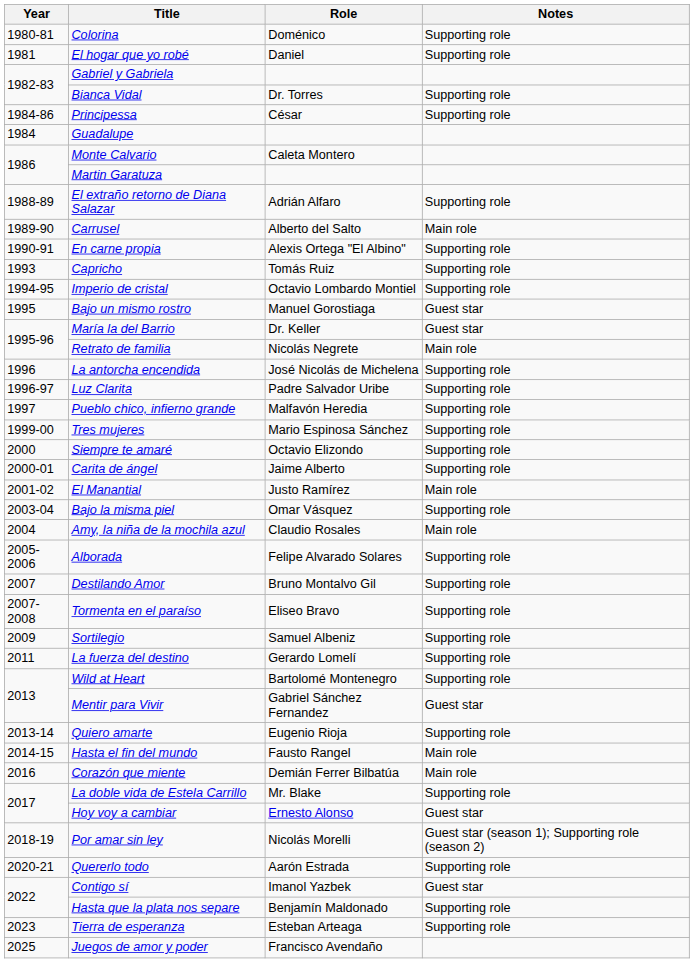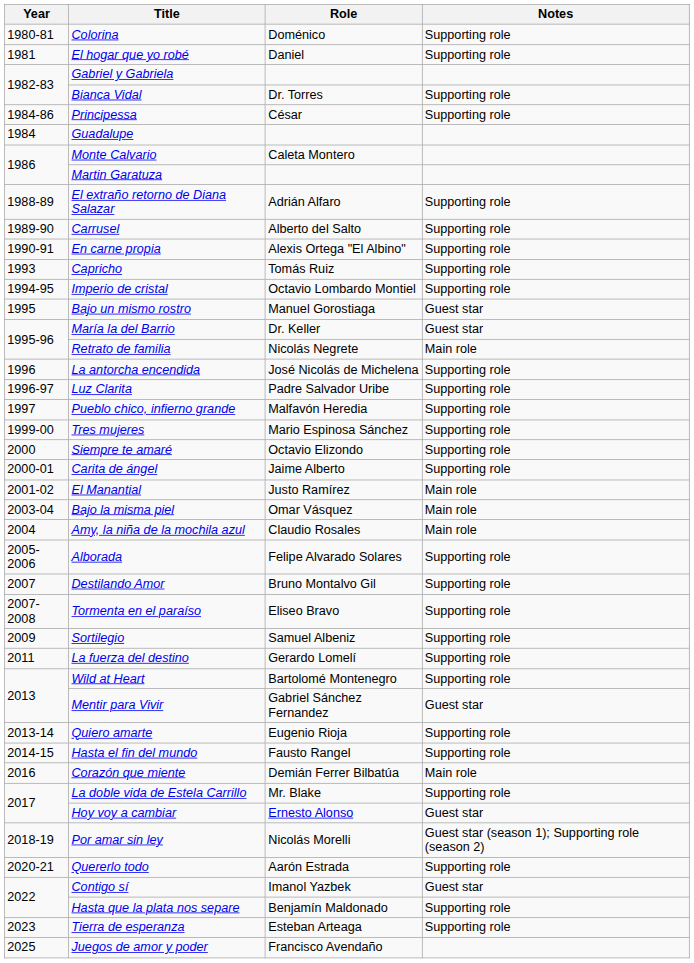(451, 229) Main role -> (468, 229) Supporting role
(468, 509) Supporting role -> (451, 509) Main role
(451, 752) Main role -> (468, 752) Supporting role
